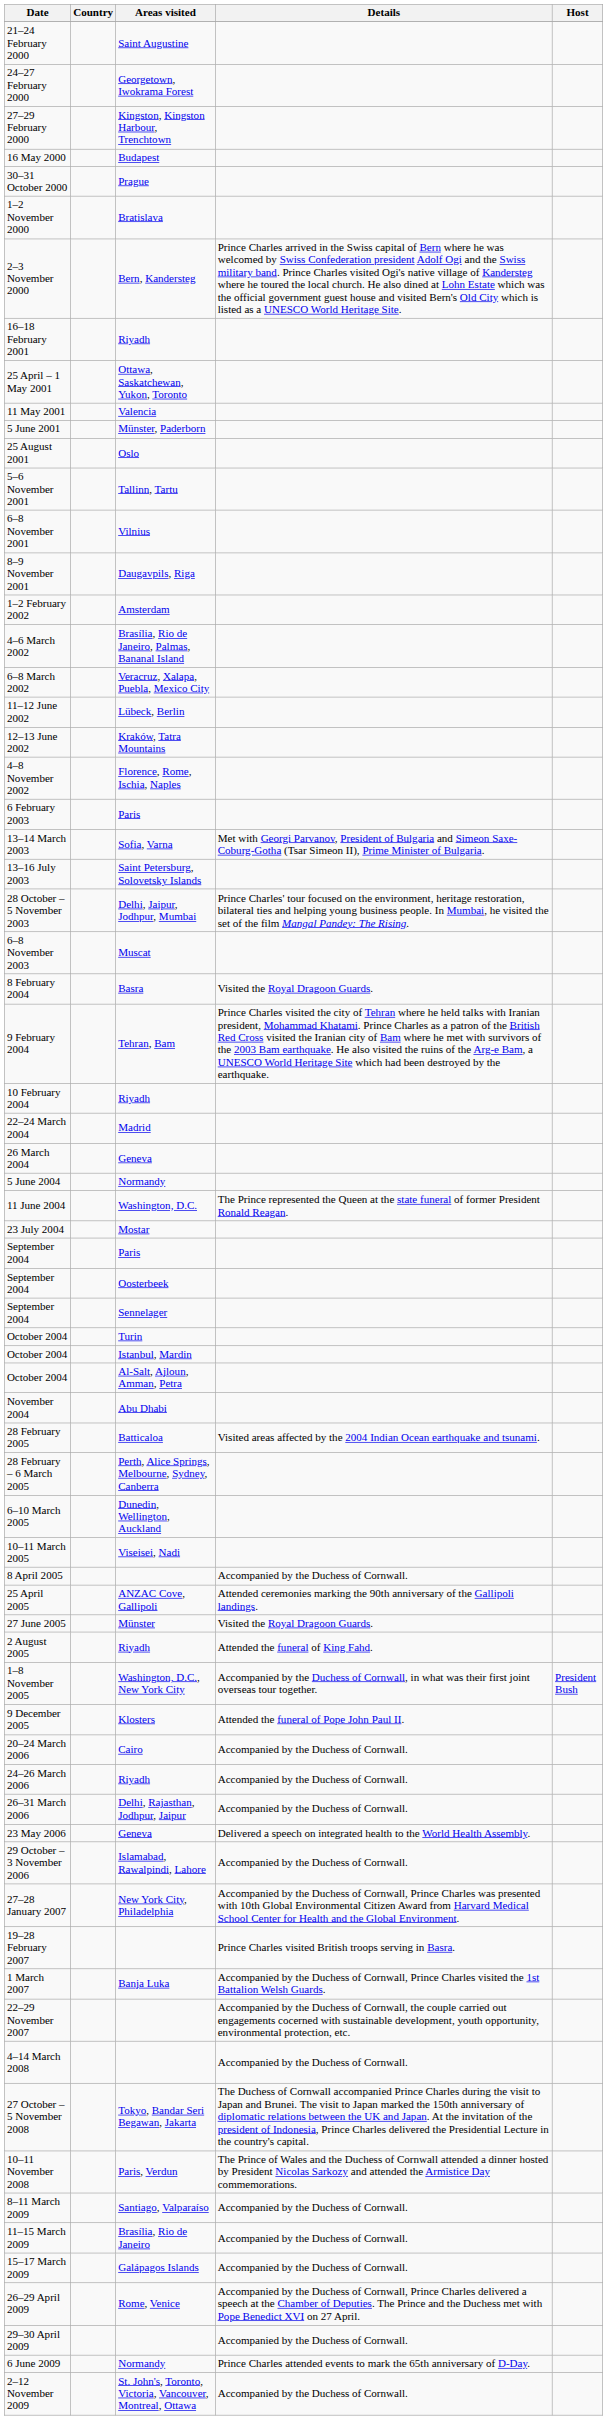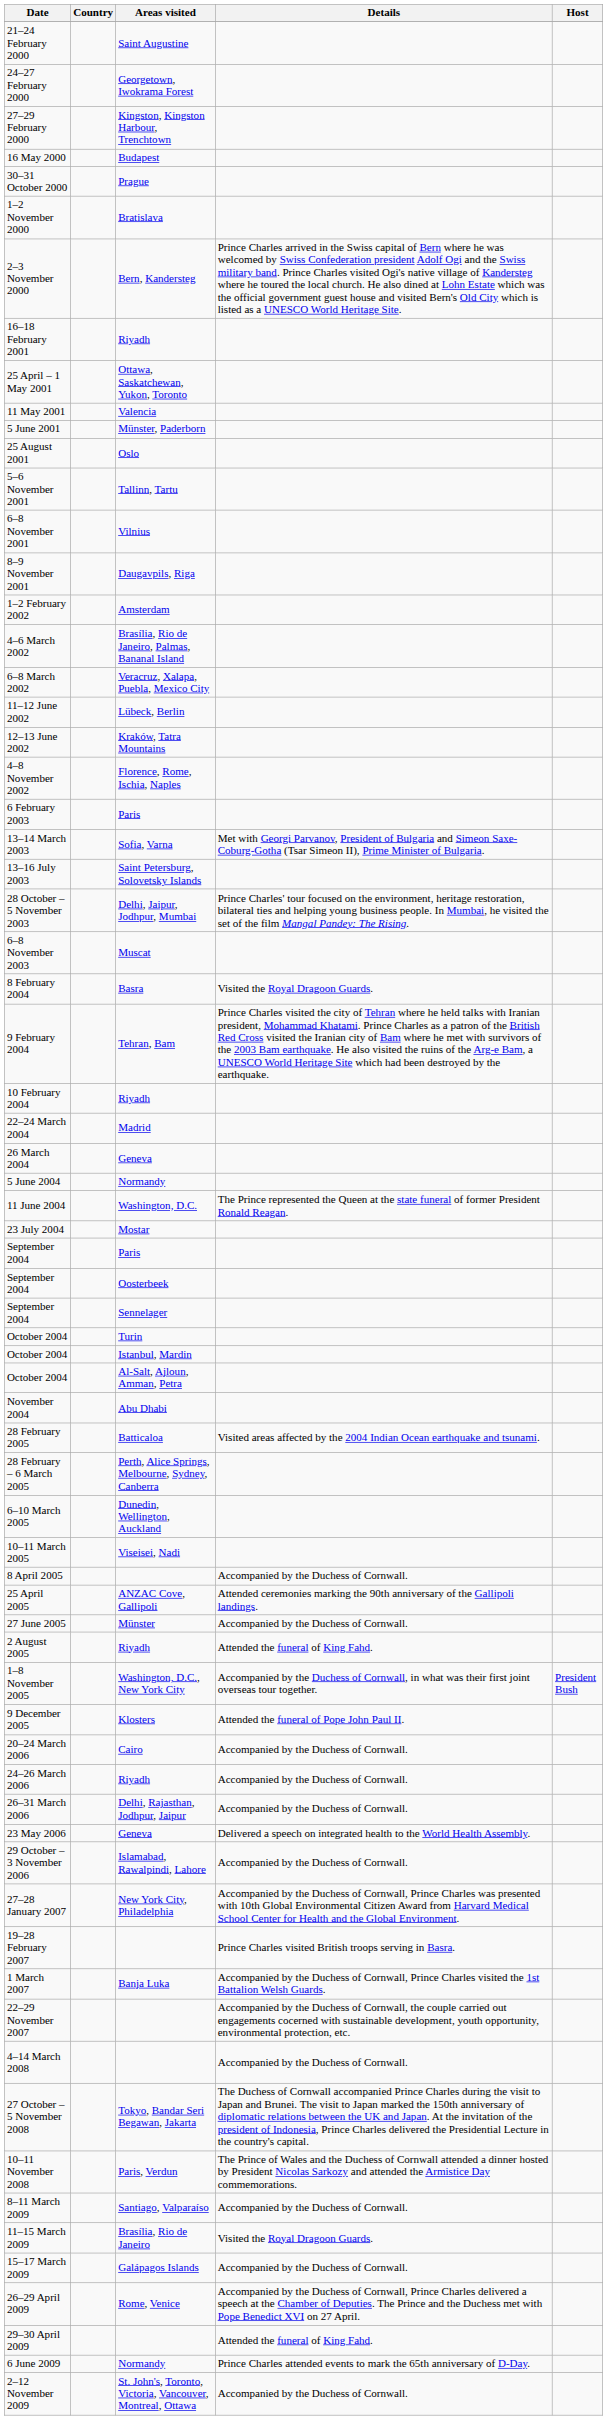(295, 1623) Visited the Royal Dragoon Guards. -> (313, 1623) Accompanied by the Duchess of Cornwall.
(313, 2238) Accompanied by the Duchess of Cornwall. -> (295, 2238) Visited the Royal Dragoon Guards.
(313, 2340) Accompanied by the Duchess of Cornwall. -> (295, 2340) Attended the funeral of King Fahd.
